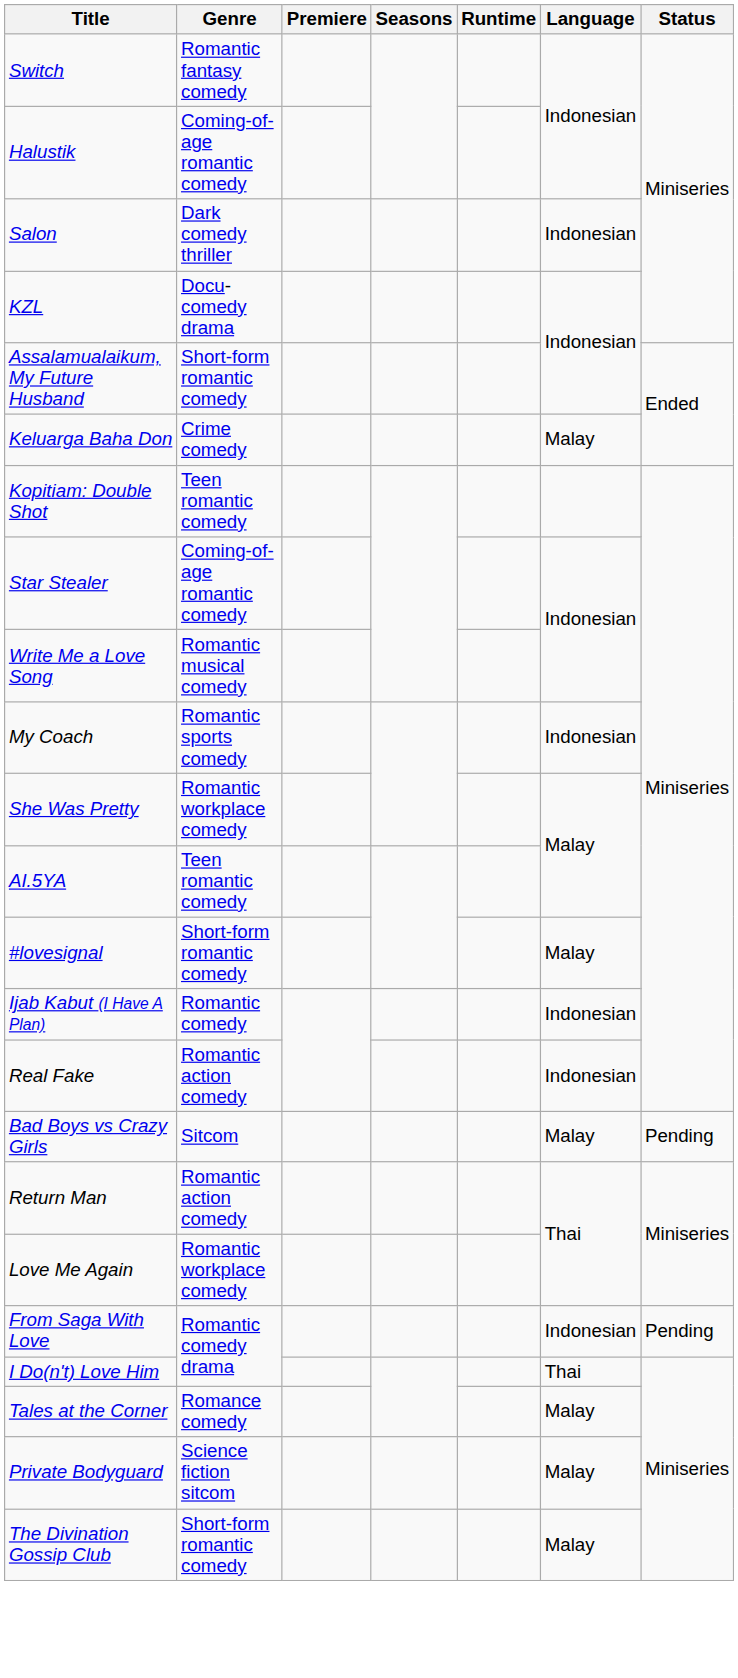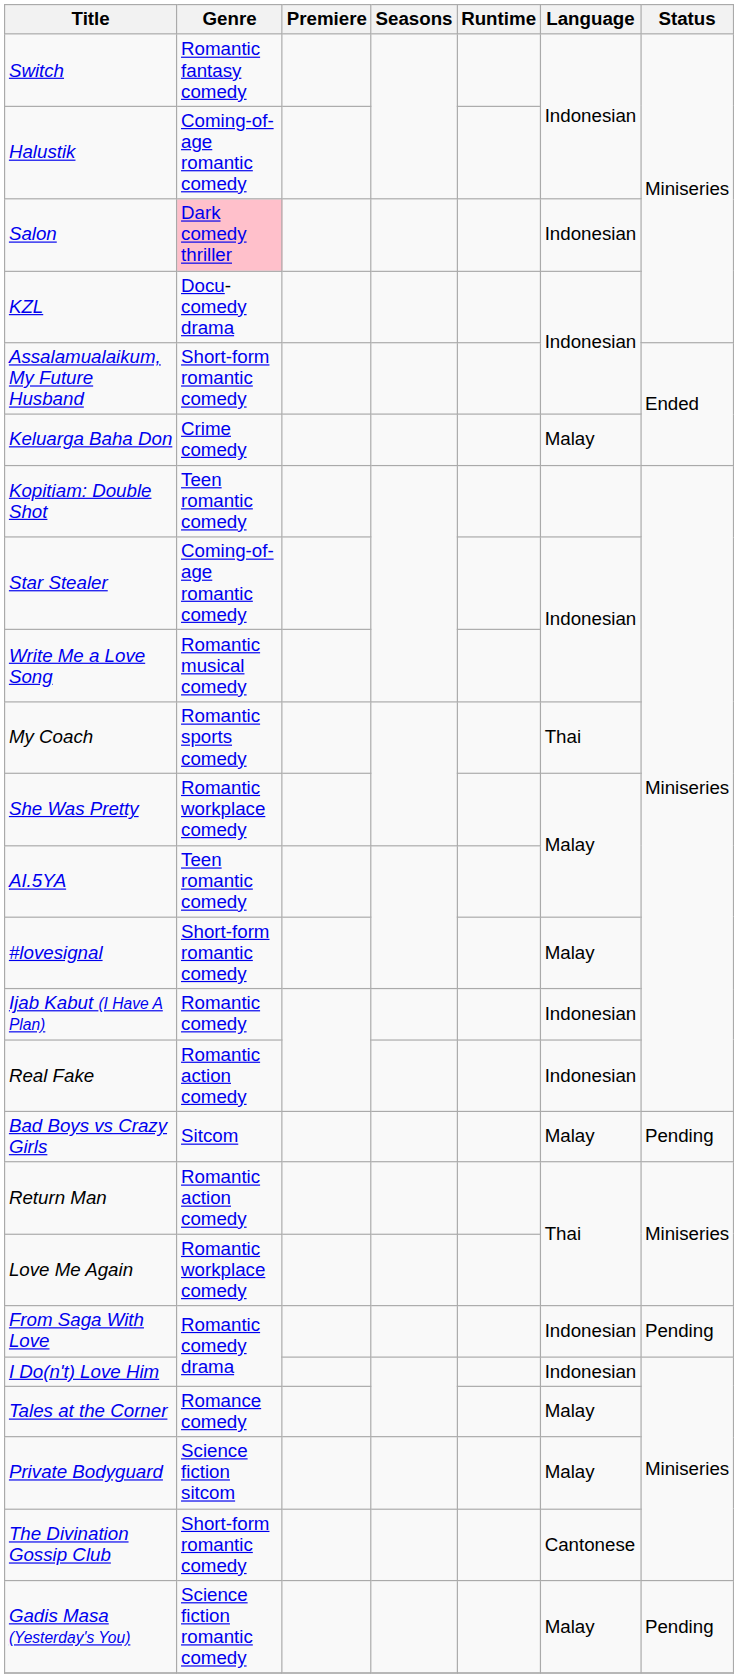(214, 234) no background -> (214, 234) pink background
(590, 737) Indonesian -> (563, 737) Thai
(563, 1371) Thai -> (590, 1371) Indonesian
(570, 1544) Malay -> (590, 1544) Cantonese
+ row: (70, 1626)
